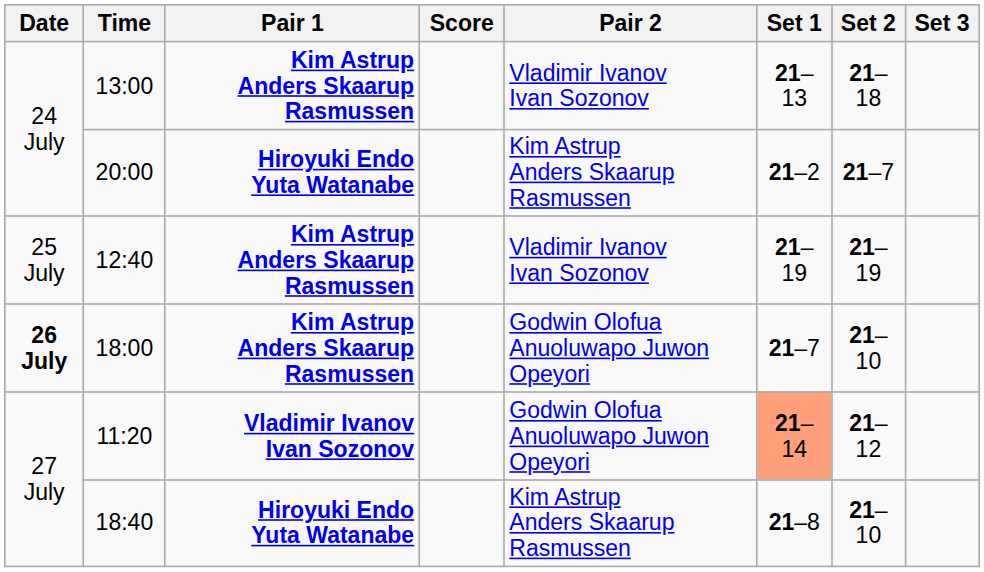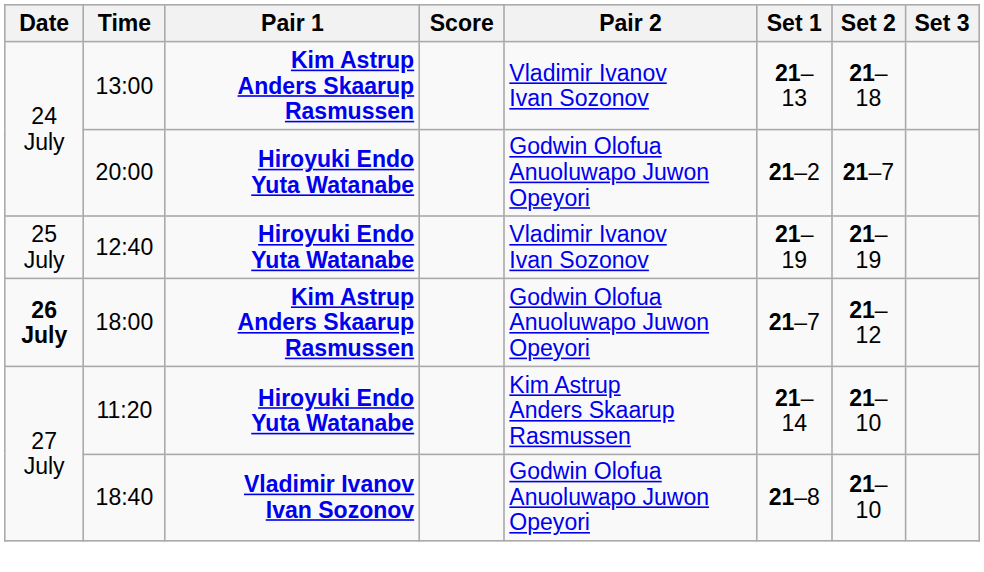(592, 173) Kim Astrup Anders Skaarup Rasmussen -> (609, 173) Godwin Olofua Anuoluwapo Juwon Opeyori
(326, 261) Kim Astrup Anders Skaarup Rasmussen -> (333, 248) Hiroyuki Endo Yuta Watanabe
(868, 348) 21–10 -> (868, 323) 21–12
(329, 436) Vladimir Ivanov Ivan Sozonov -> (333, 410) Hiroyuki Endo Yuta Watanabe
(609, 436) Godwin Olofua Anuoluwapo Juwon Opeyori -> (592, 410) Kim Astrup Anders Skaarup Rasmussen
(794, 436) lightsalmon background -> (794, 410) no background
(868, 436) 21–12 -> (868, 410) 21–10
(333, 523) Hiroyuki Endo Yuta Watanabe -> (329, 498) Vladimir Ivanov Ivan Sozonov
(592, 523) Kim Astrup Anders Skaarup Rasmussen -> (609, 498) Godwin Olofua Anuoluwapo Juwon Opeyori
